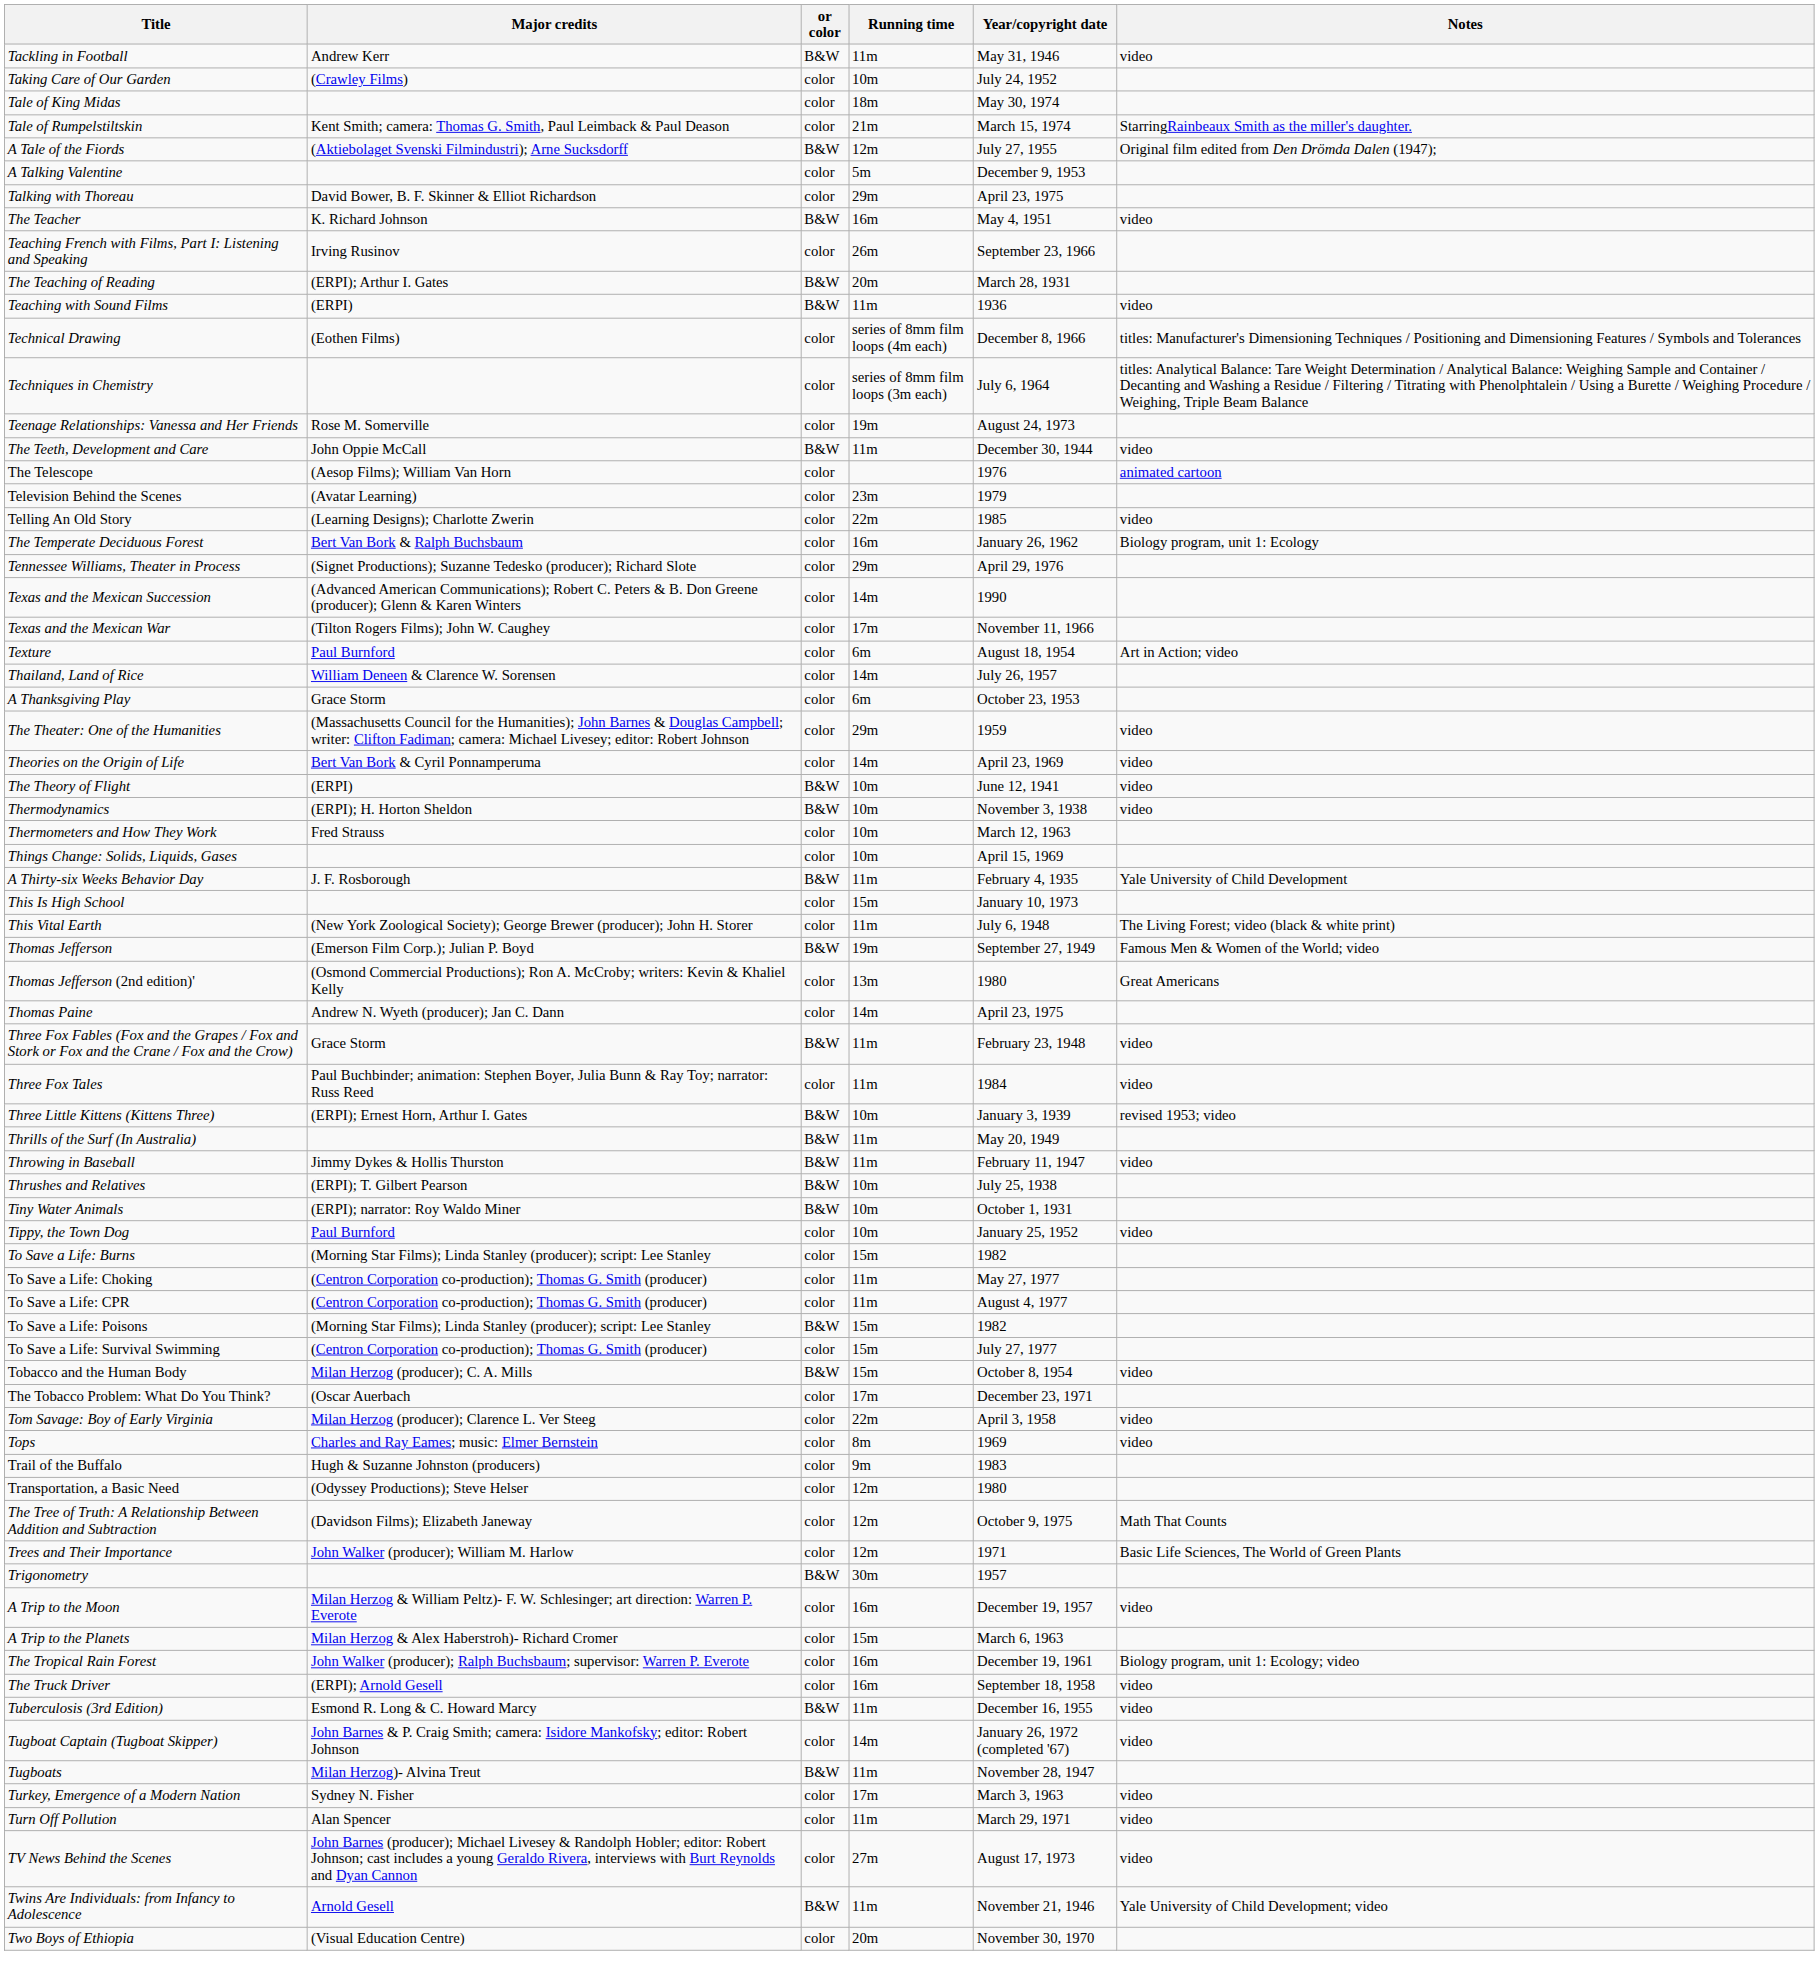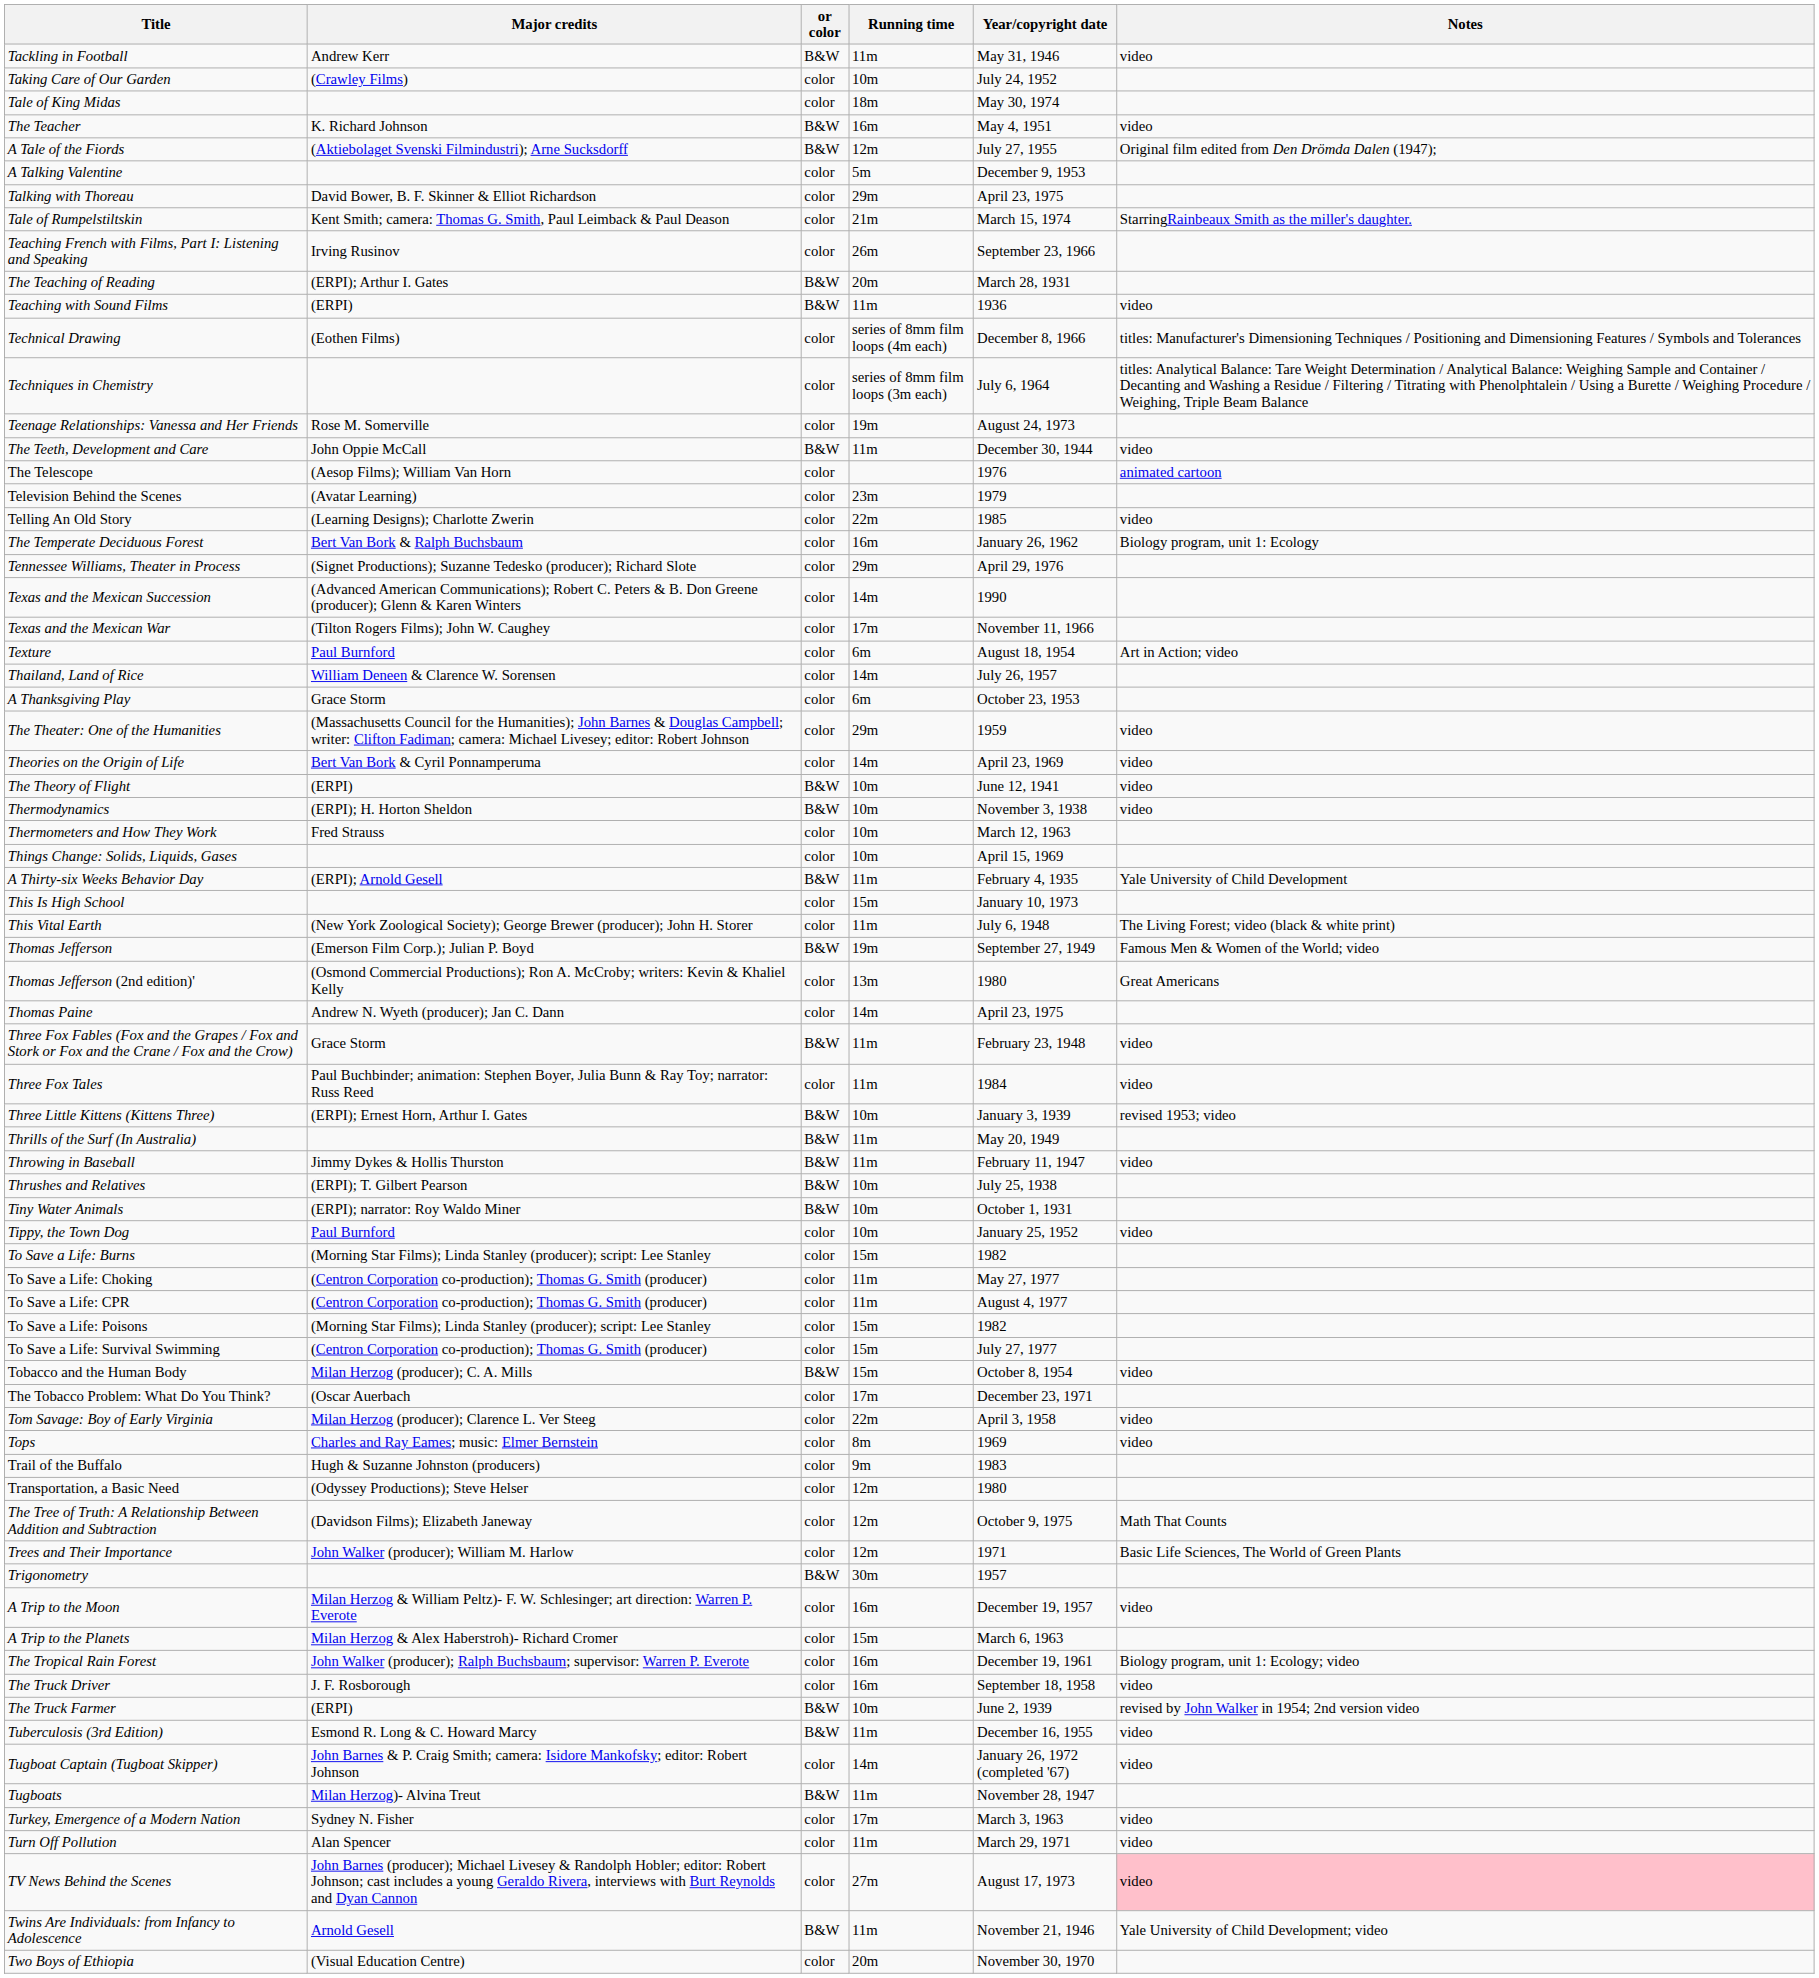rows swapped: (75, 126) <-> (44, 219)
(361, 879) J. F. Rosborough -> (377, 879) (ERPI); Arnold Gesell
(822, 1325) B&W -> (819, 1325) color
(377, 1685) (ERPI); Arnold Gesell -> (361, 1685) J. F. Rosborough
+ row: (62, 1708)
(1136, 1858) no background -> (1136, 1882) pink background
